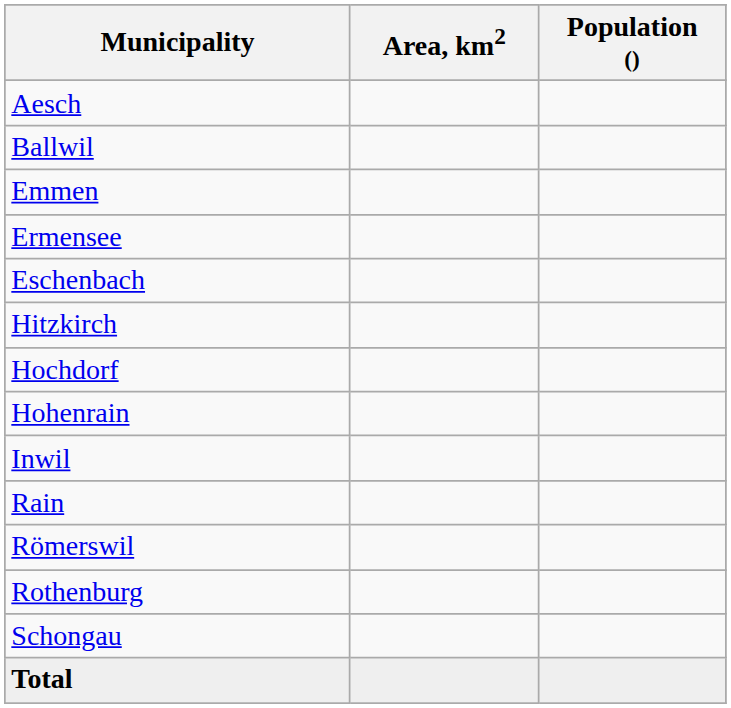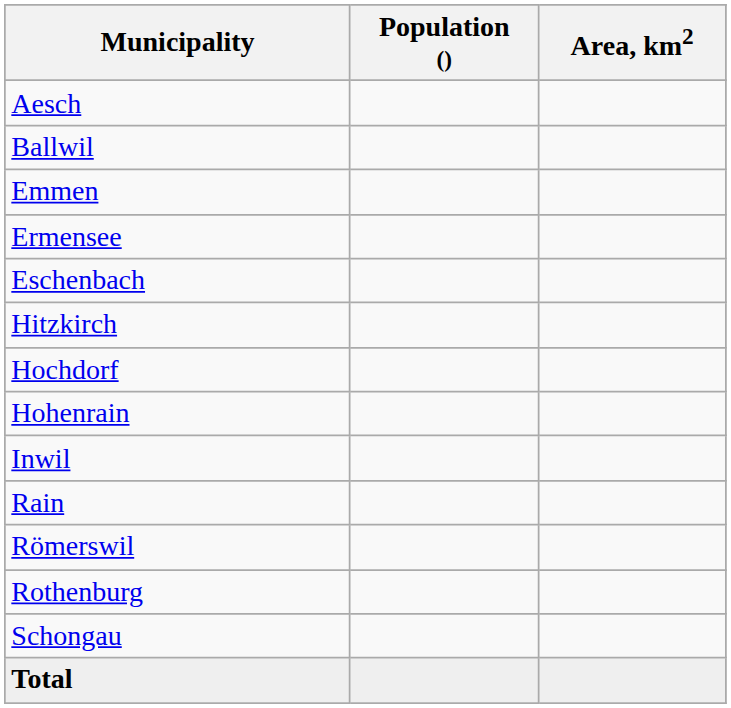columns swapped: (632, 42) <-> (444, 42)
